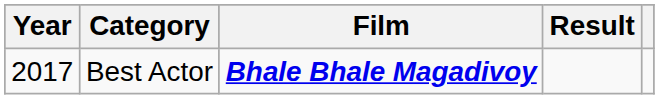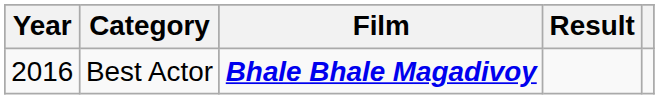(42, 70) 2017 -> (42, 70) 2016
